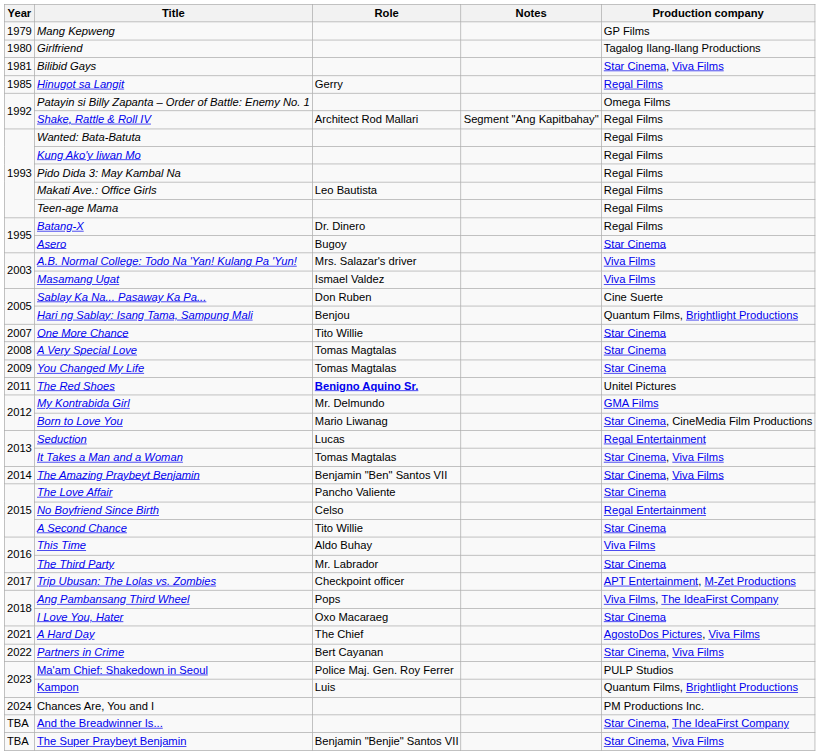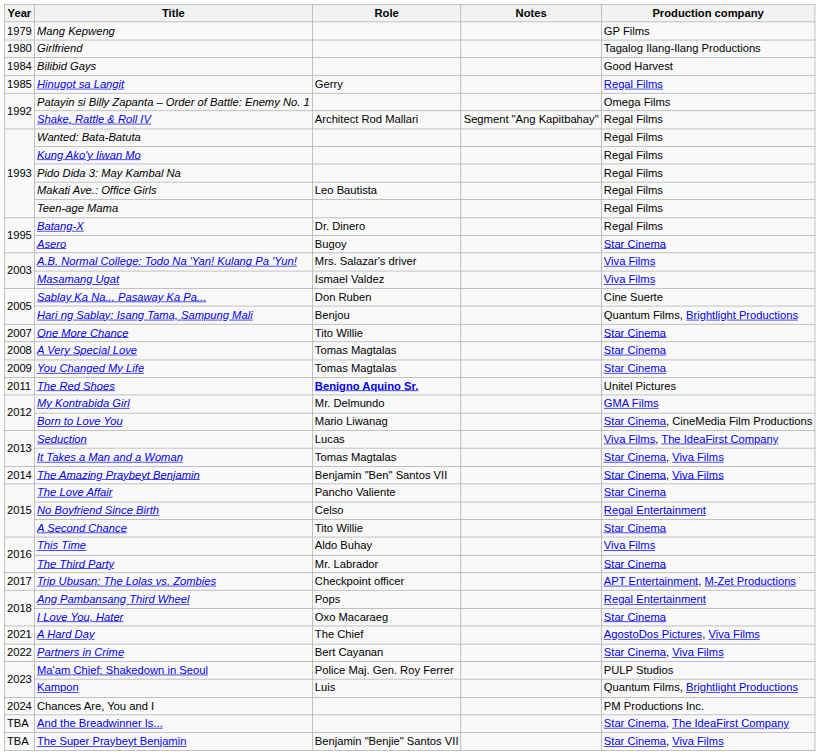(19, 66) 1981 -> (19, 66) 1984
(664, 66) Star Cinema, Viva Films -> (638, 66) Good Harvest
(655, 439) Regal Entertainment -> (691, 439) Viva Films, The IdeaFirst Company
(691, 599) Viva Films, The IdeaFirst Company -> (655, 599) Regal Entertainment
